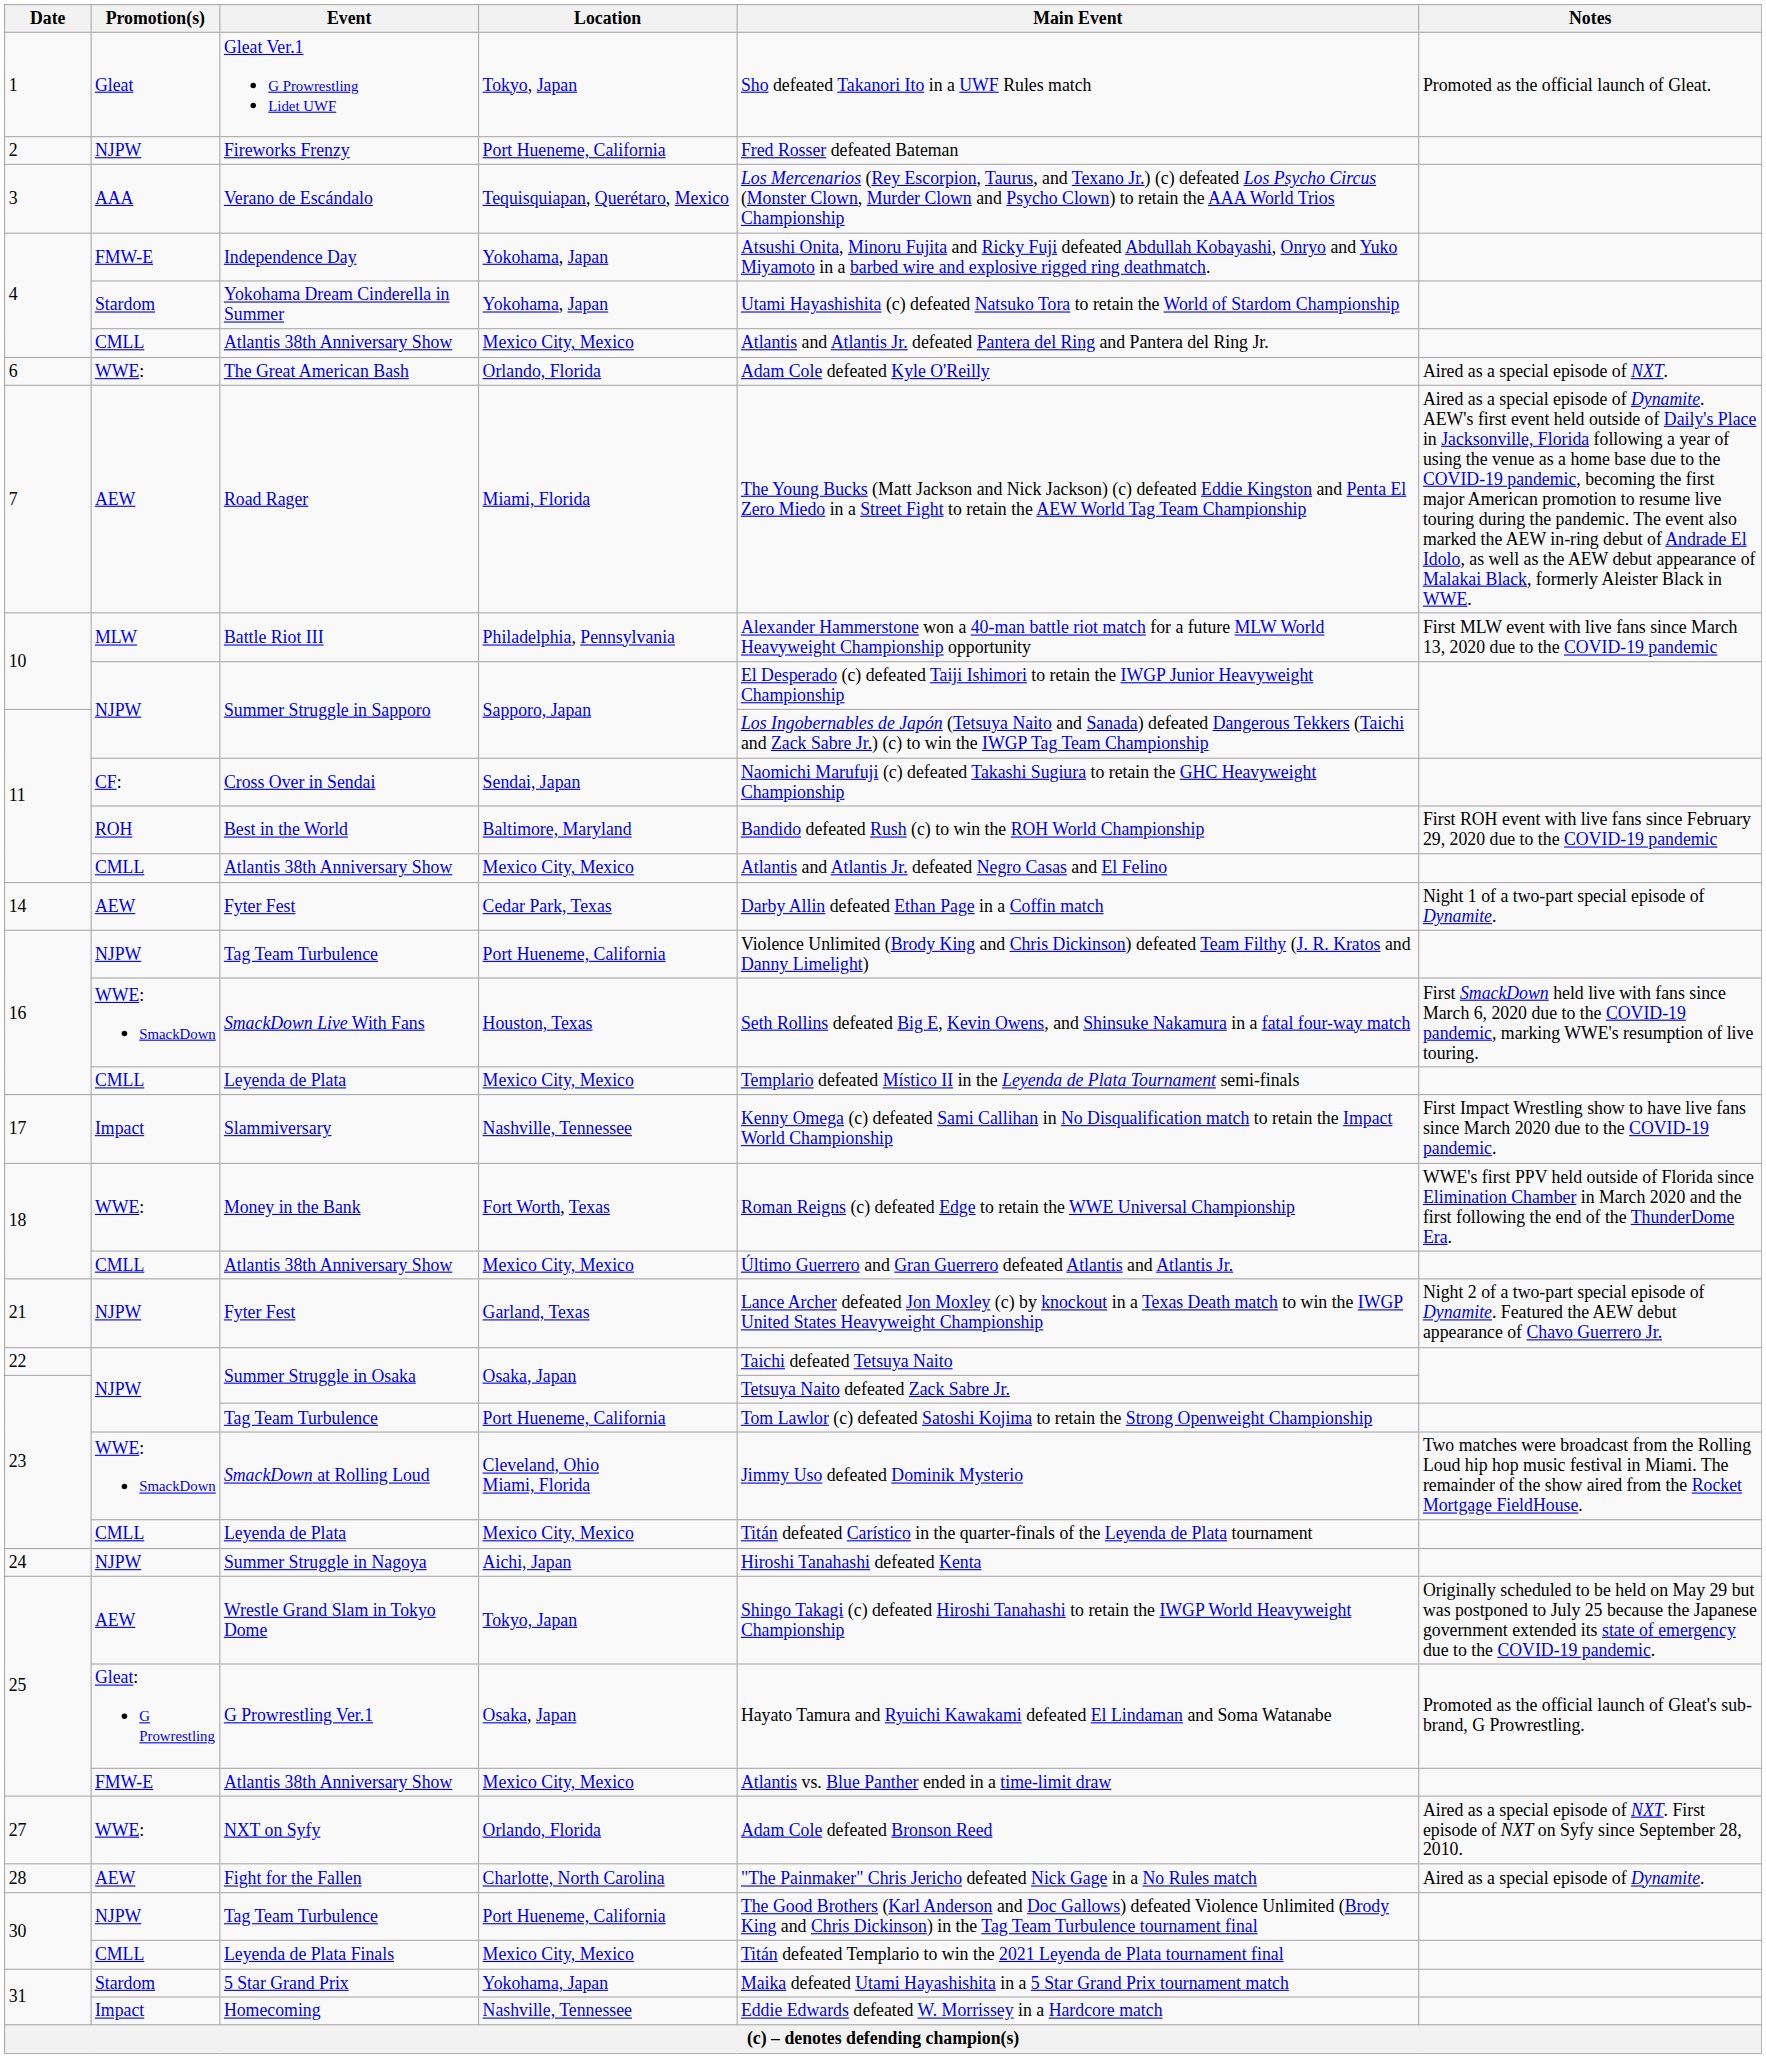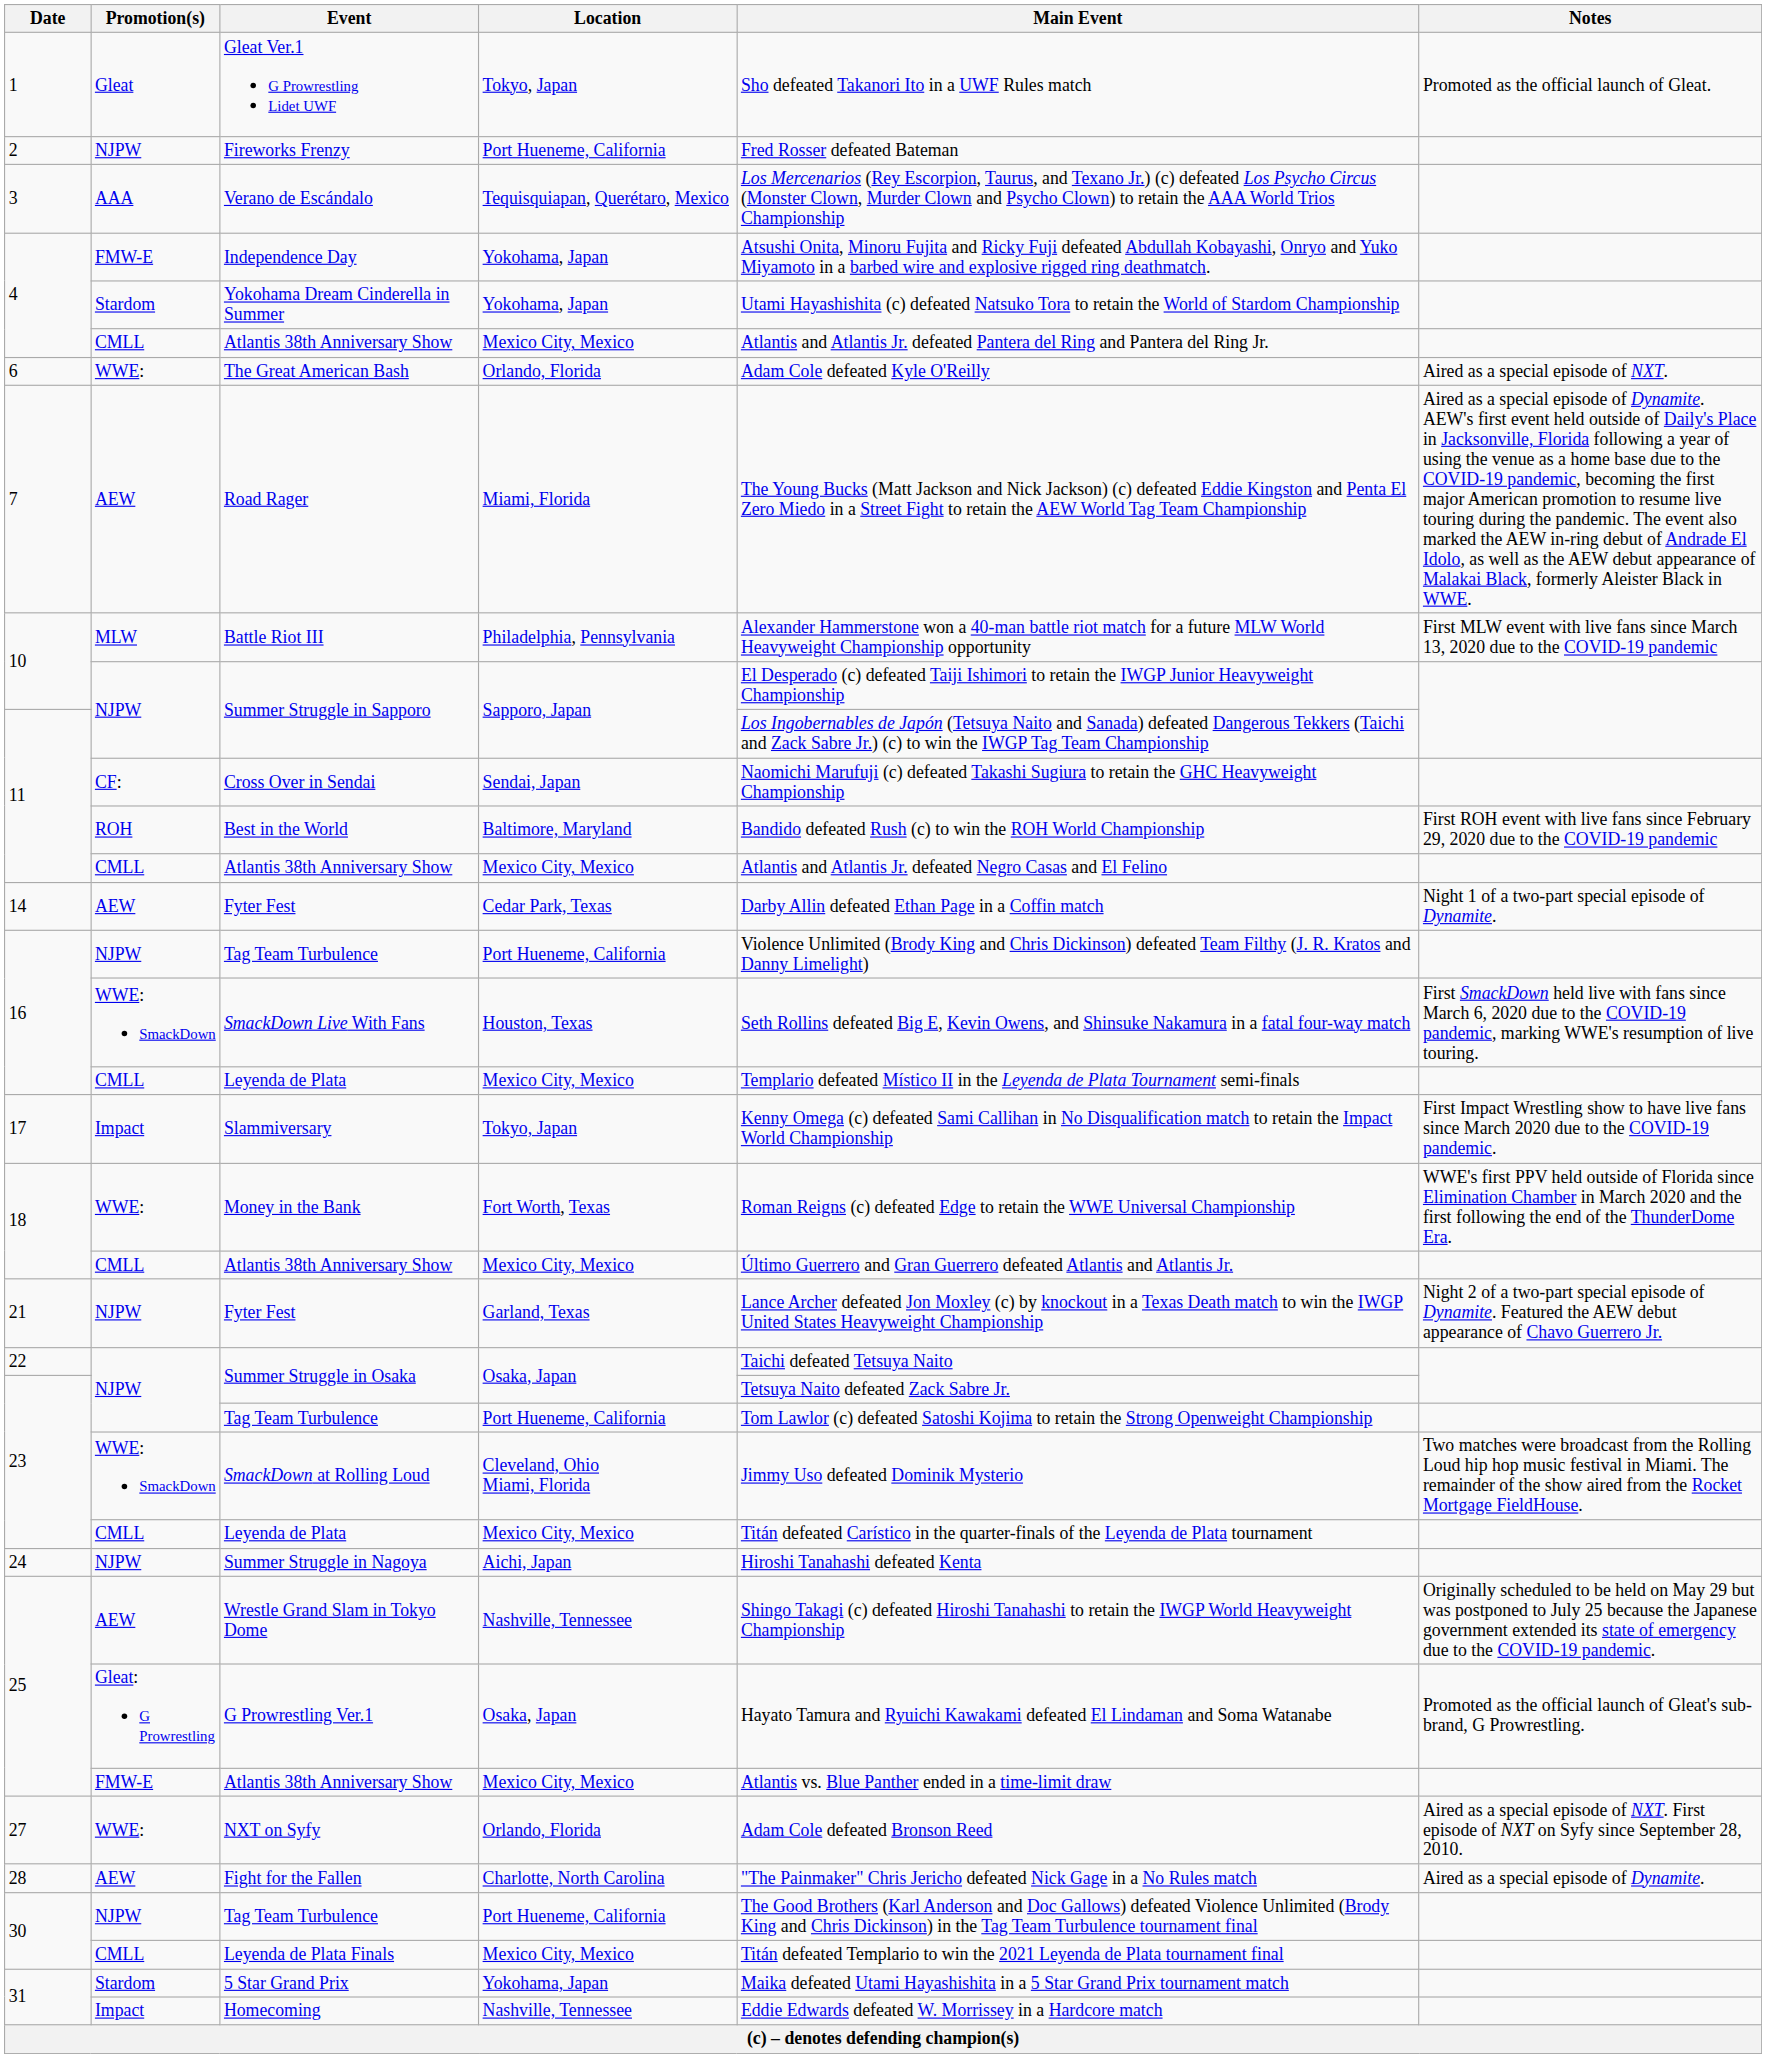(557, 1128) Nashville, Tennessee -> (530, 1128) Tokyo, Japan
(530, 1620) Tokyo, Japan -> (557, 1620) Nashville, Tennessee
